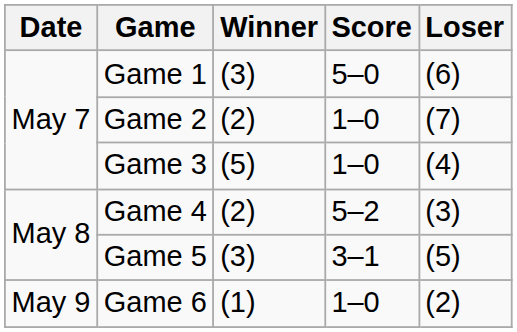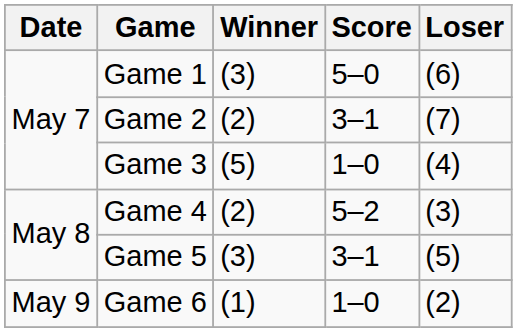(356, 119) 1–0 -> (356, 119) 3–1
